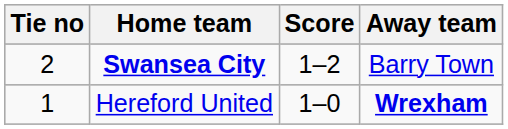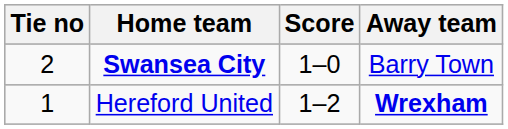(319, 64) 1–2 -> (319, 64) 1–0
(319, 104) 1–0 -> (319, 104) 1–2
